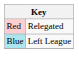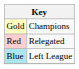+ row: (15, 26)
